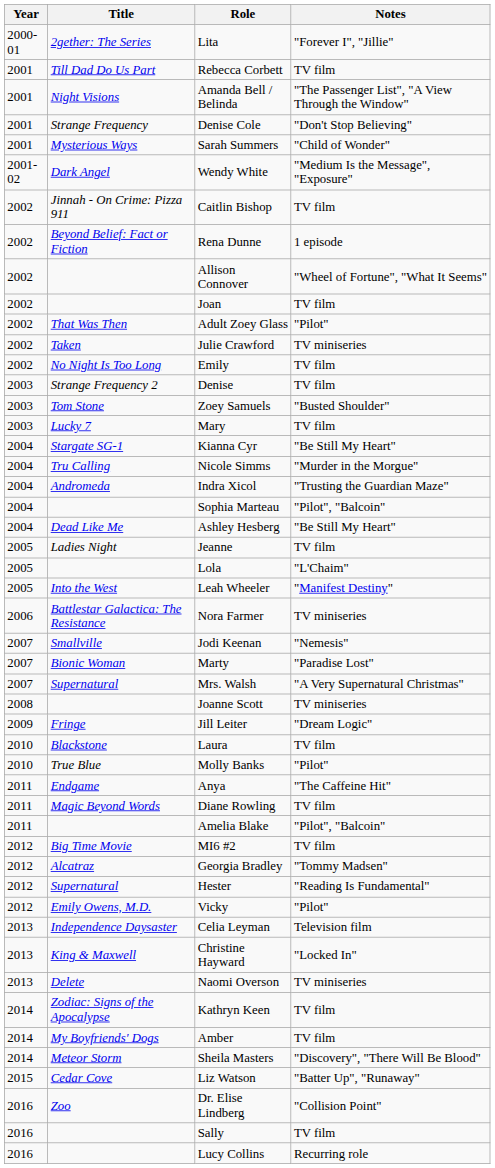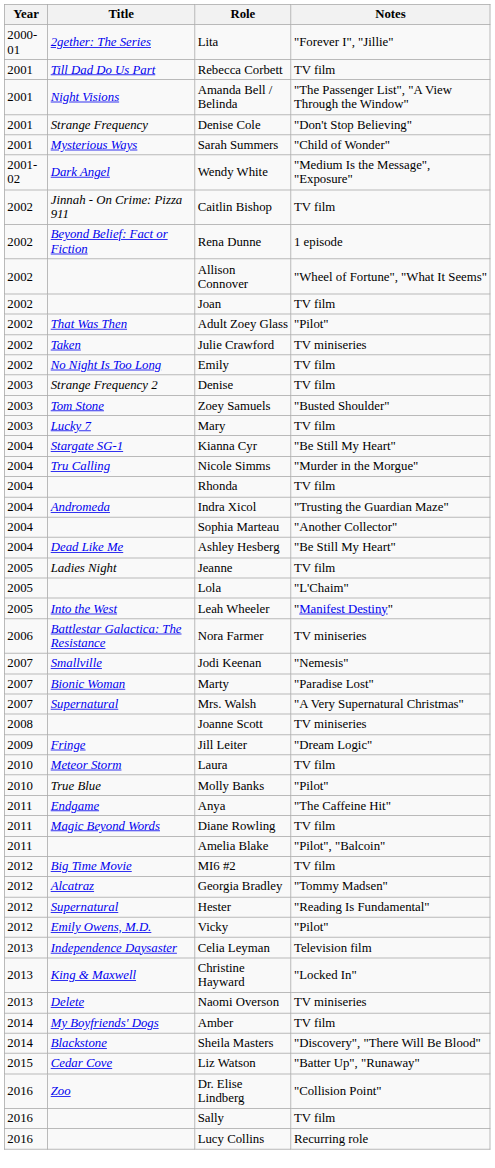+ row: (218, 486)
(340, 507) "Pilot", "Balcoin" -> (346, 527) "Another Collector"
(79, 744) Blackstone -> (86, 765) Meteor Storm
- row: (234, 1009)
(86, 1057) Meteor Storm -> (79, 1043) Blackstone
